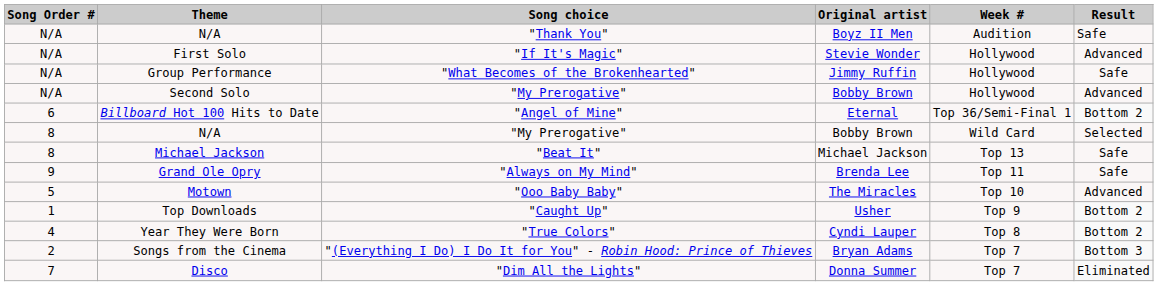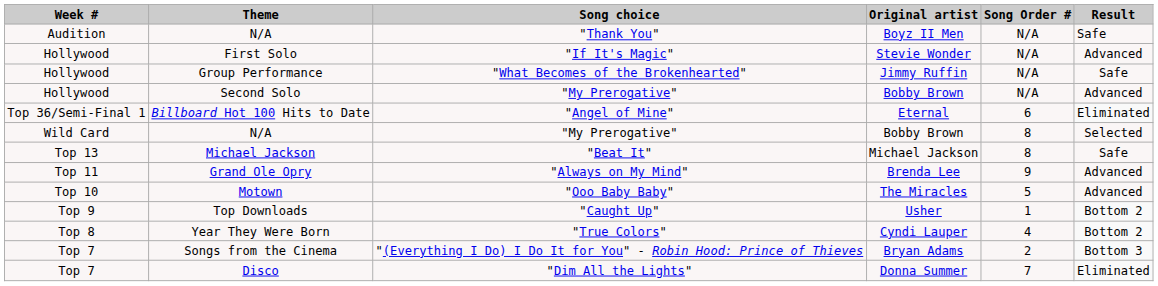columns swapped: (1002, 14) <-> (51, 14)
(1113, 113) Bottom 2 -> (1113, 113) Eliminated
(1113, 172) Safe -> (1113, 172) Advanced
